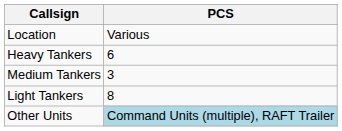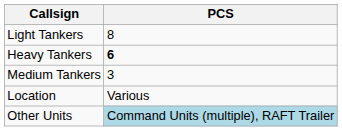rows swapped: (32, 34) <-> (45, 95)
(110, 55) normal -> (110, 55) bold
